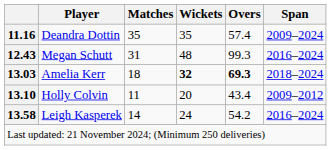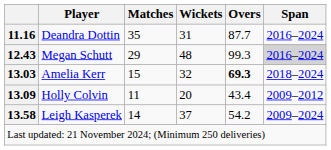(186, 34) 35 -> (186, 34) 31
(239, 34) 57.4 -> (239, 34) 87.7
(295, 34) 2009–2024 -> (295, 34) 2016–2024
(134, 54) 31 -> (134, 54) 29
(295, 54) no background -> (295, 54) lightgrey background
(134, 74) 18 -> (134, 74) 15
(186, 74) bold -> (186, 74) normal
(22, 94) 13.10 -> (22, 94) 13.09
(186, 114) 24 -> (186, 114) 37
(295, 114) 2016–2024 -> (295, 114) 2009–2024
